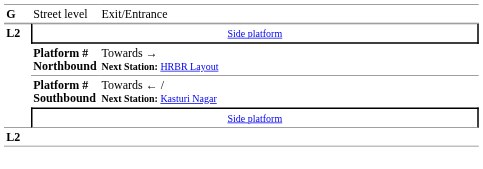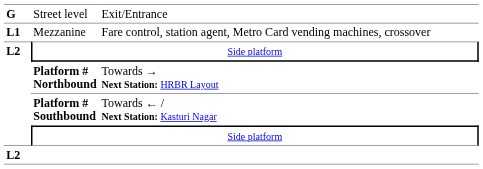+ row: (60, 32)
